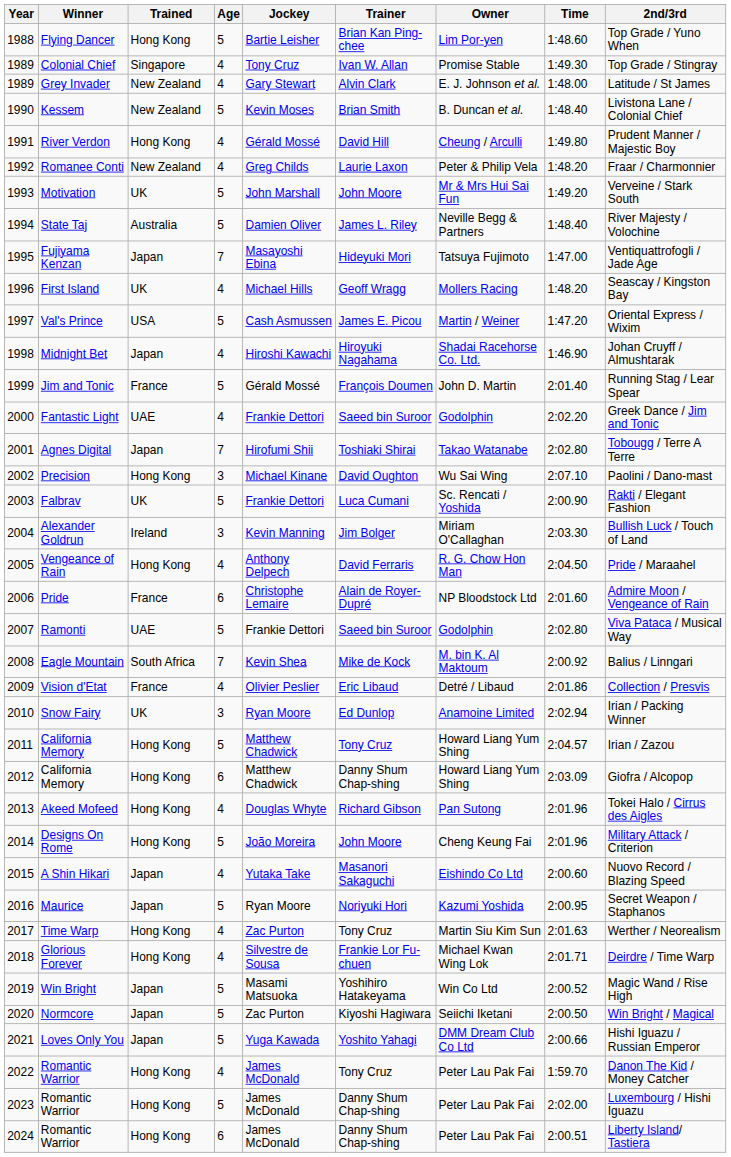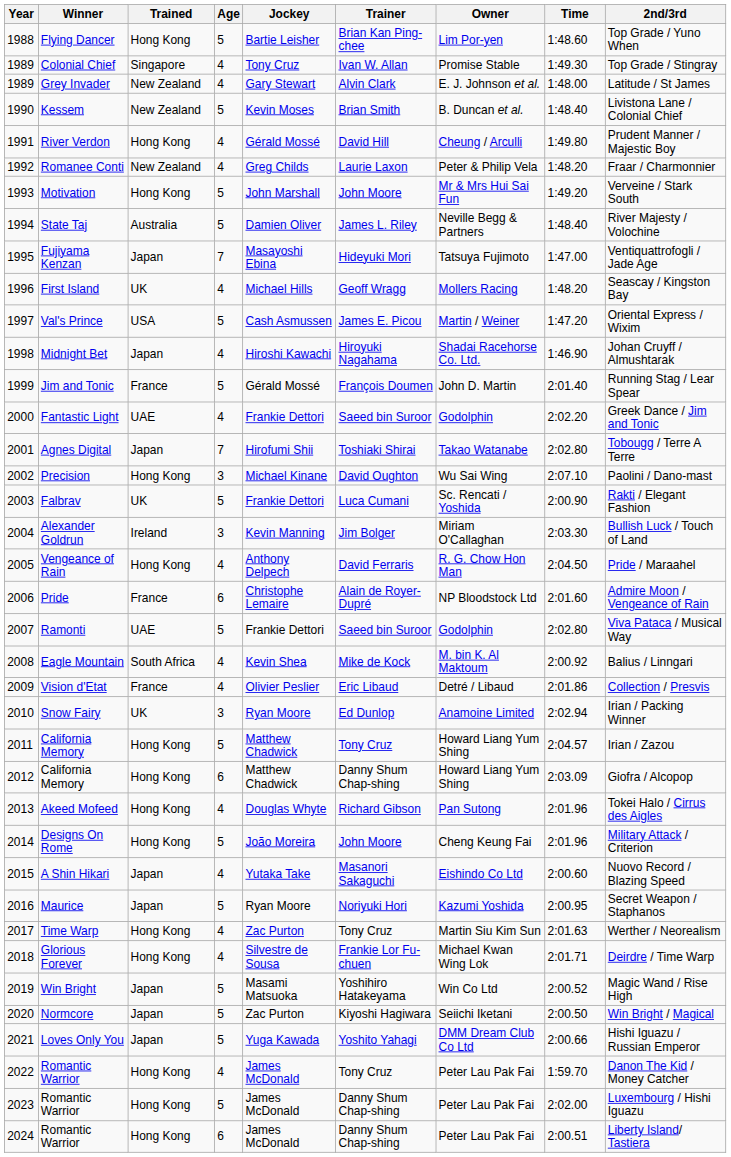(139, 193) UK -> (160, 193) Hong Kong
(221, 662) 7 -> (221, 662) 4
